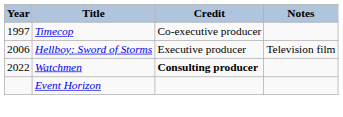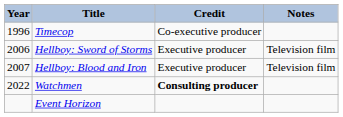(18, 31) 1997 -> (18, 31) 1996
+ row: (91, 67)
